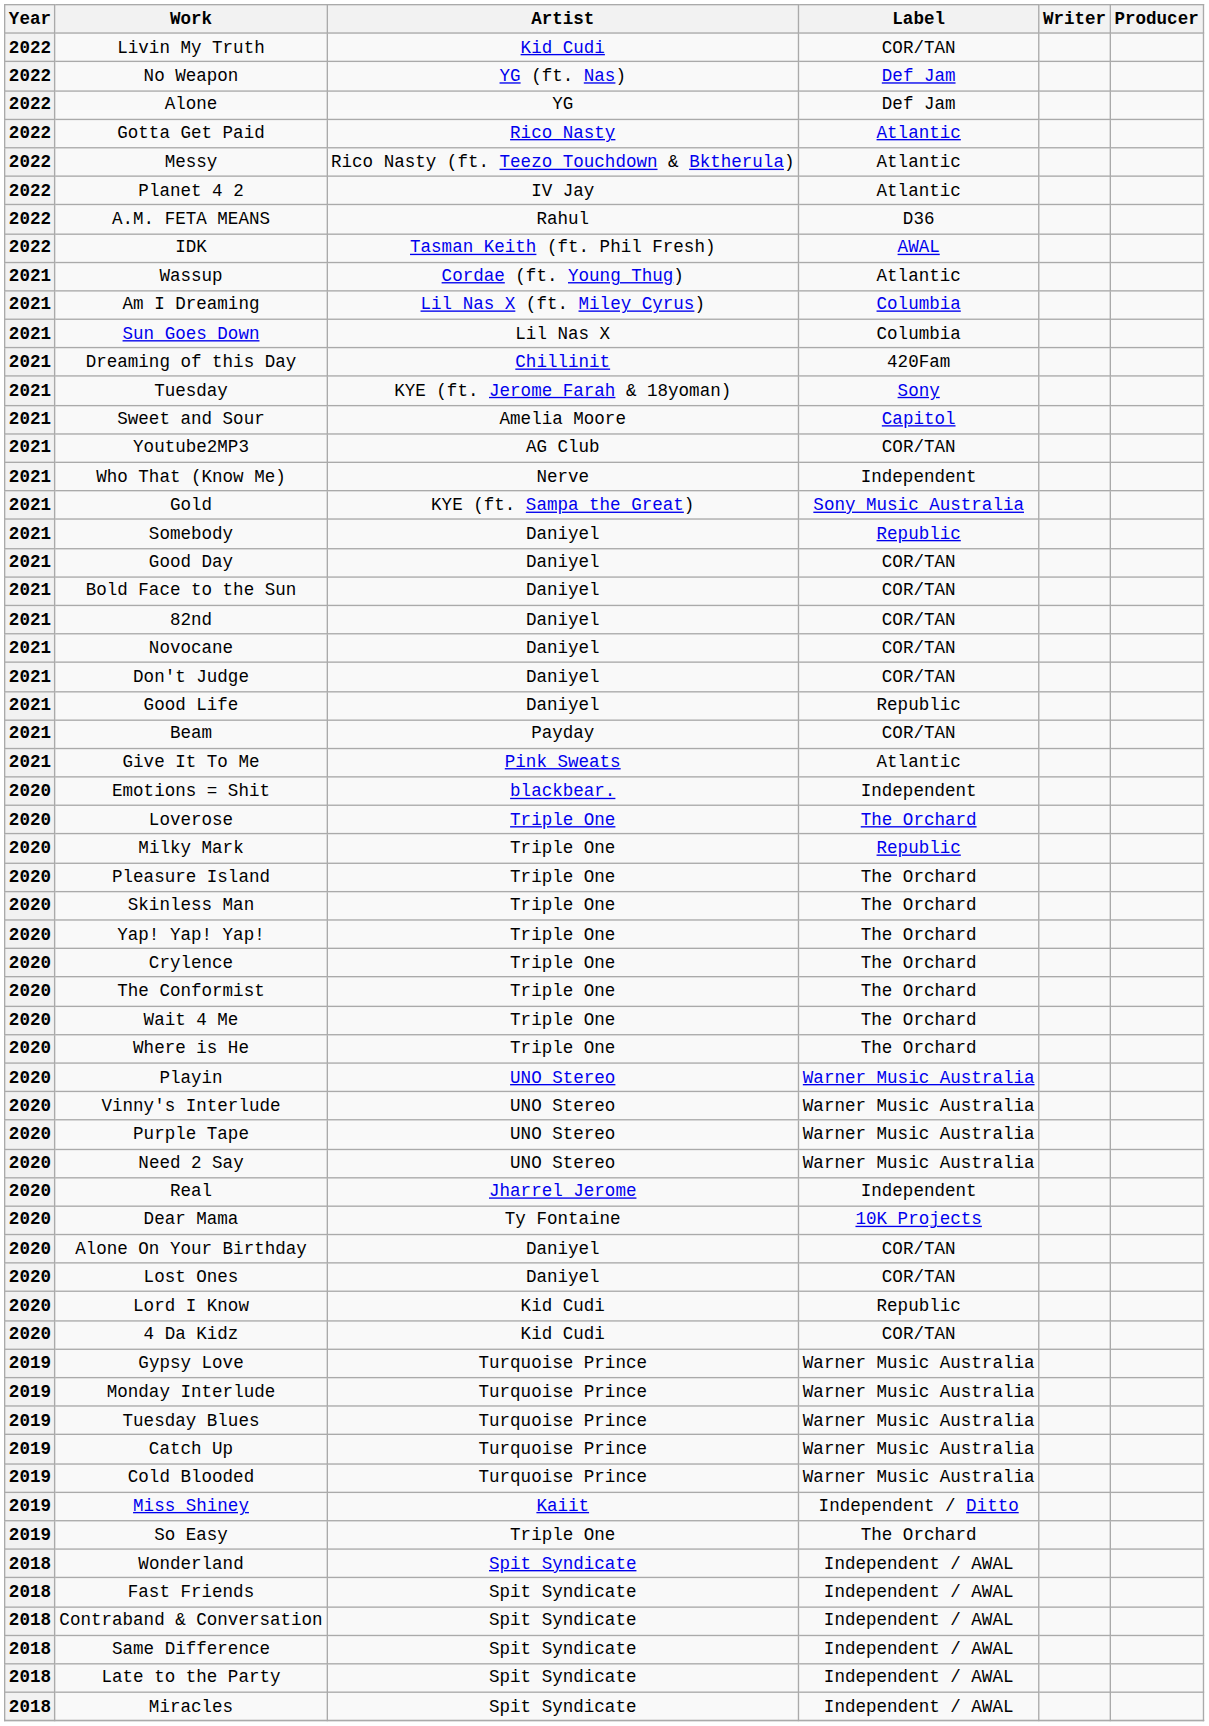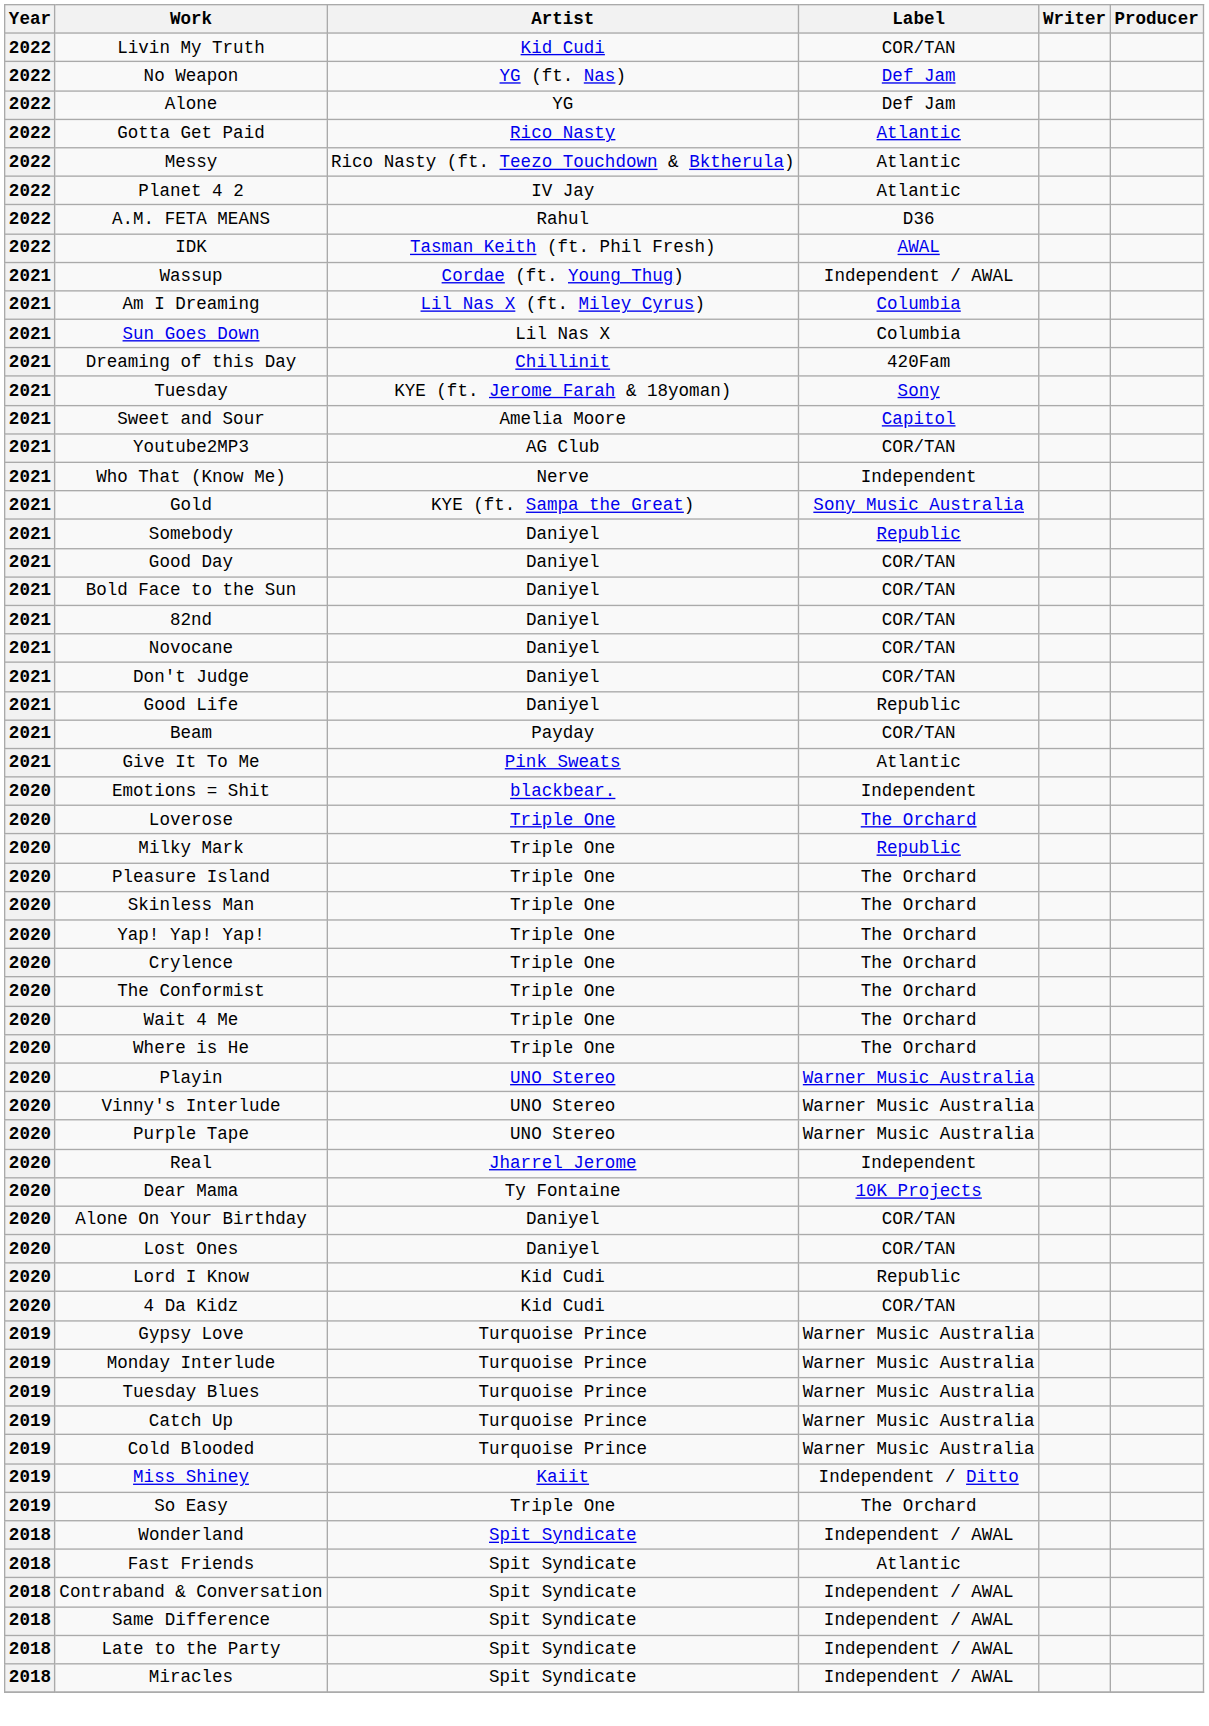(919, 276) Atlantic -> (919, 276) Independent / AWAL
- row: (191, 1163)
(919, 1592) Independent / AWAL -> (919, 1564) Atlantic
